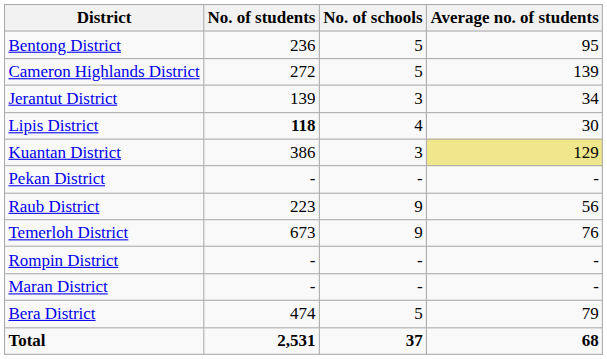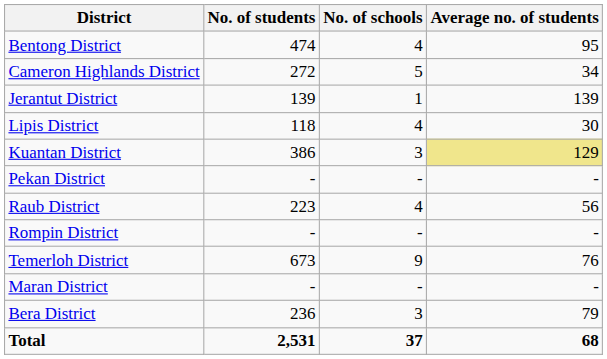(303, 44) 236 -> (303, 44) 474
(418, 44) 5 -> (418, 44) 4
(586, 71) 139 -> (590, 71) 34
(418, 98) 3 -> (418, 98) 1
(590, 98) 34 -> (586, 98) 139
(303, 125) bold -> (303, 125) normal
(418, 206) 9 -> (418, 206) 4
rows swapped: (68, 233) <-> (63, 260)
(303, 313) 474 -> (303, 313) 236
(418, 313) 5 -> (418, 313) 3
